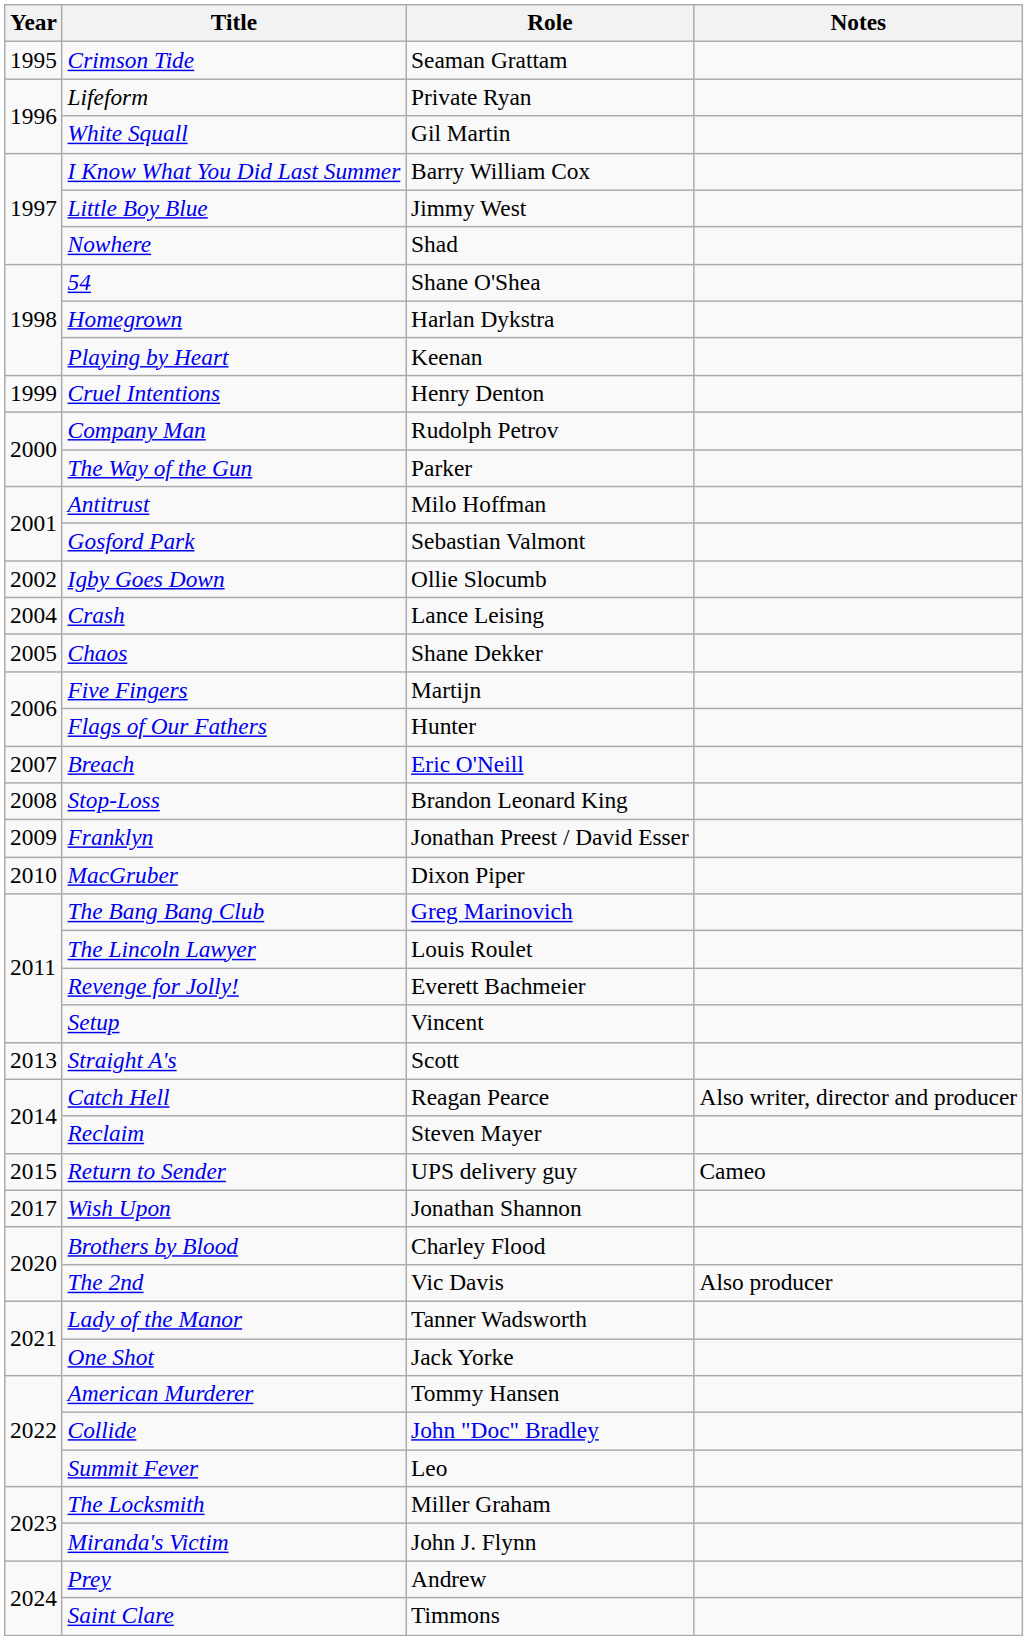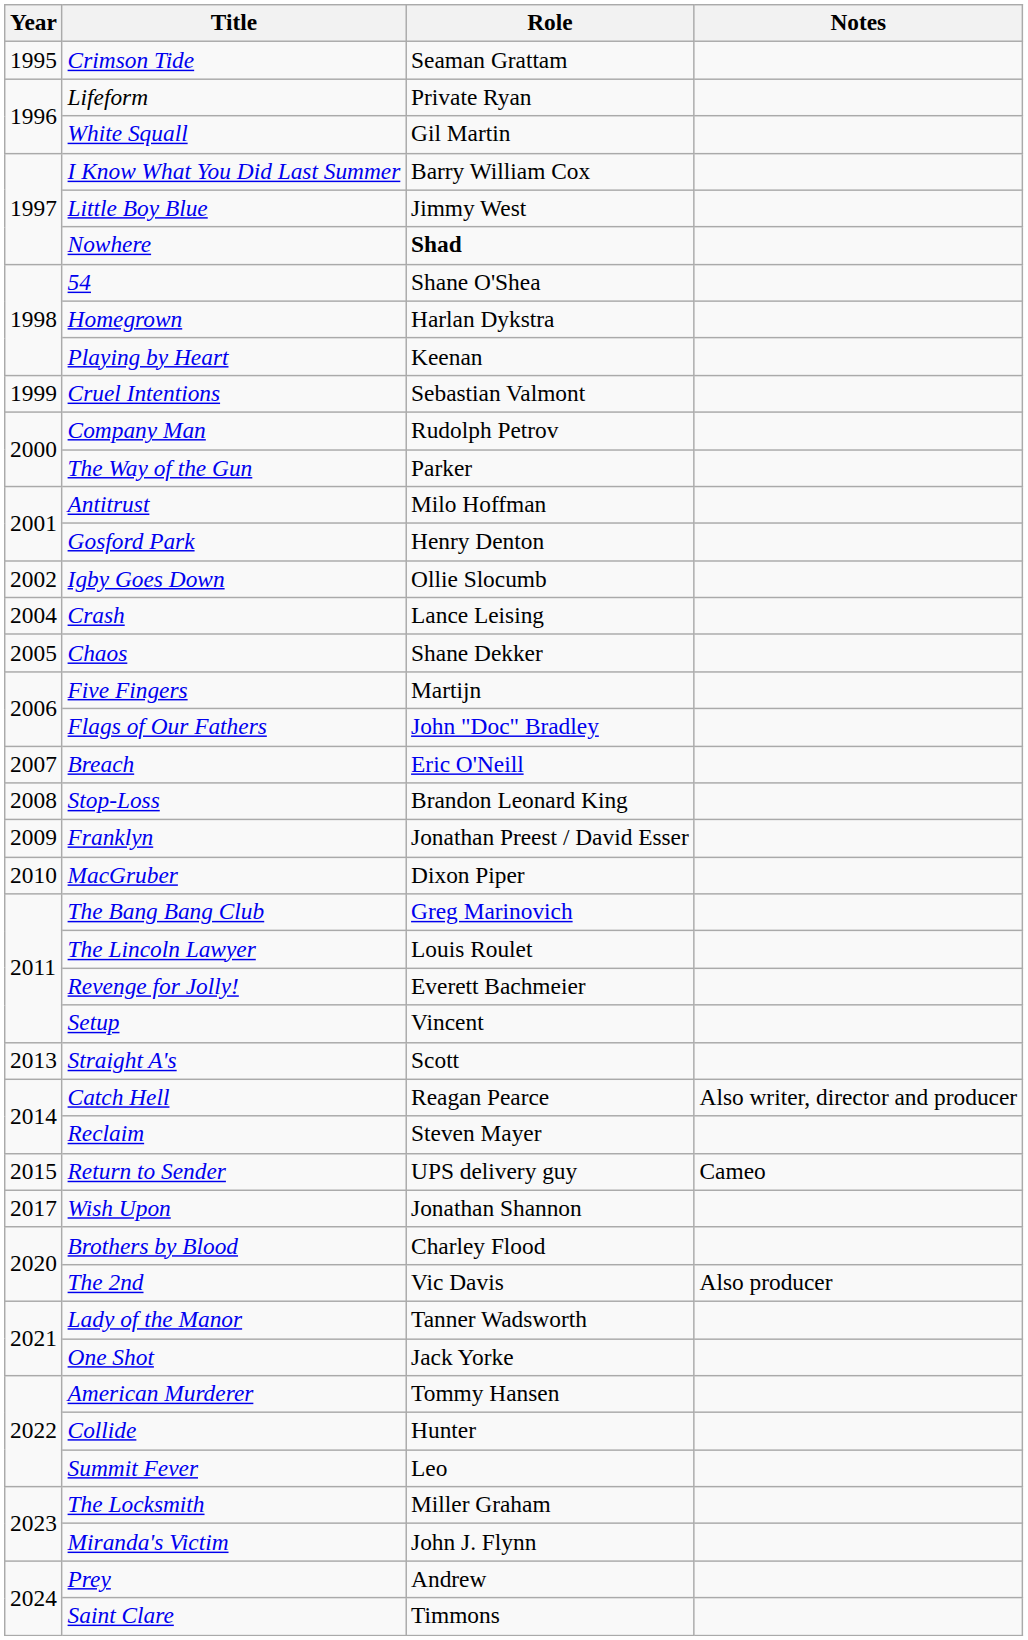(434, 245) normal -> (436, 245) bold
(478, 393) Henry Denton -> (498, 393) Sebastian Valmont
(498, 541) Sebastian Valmont -> (478, 541) Henry Denton
(444, 726) Hunter -> (505, 726) John "Doc" Bradley
(505, 1430) John "Doc" Bradley -> (444, 1430) Hunter
